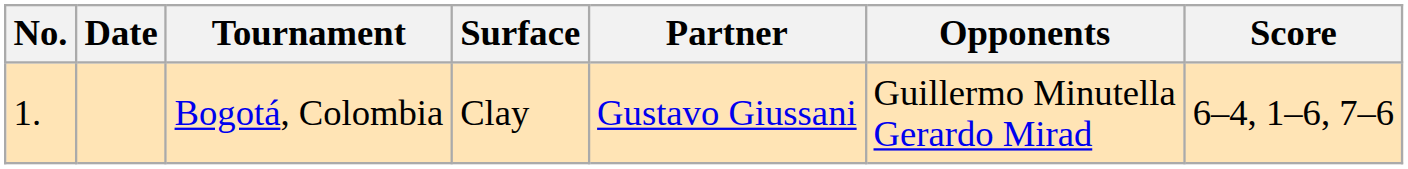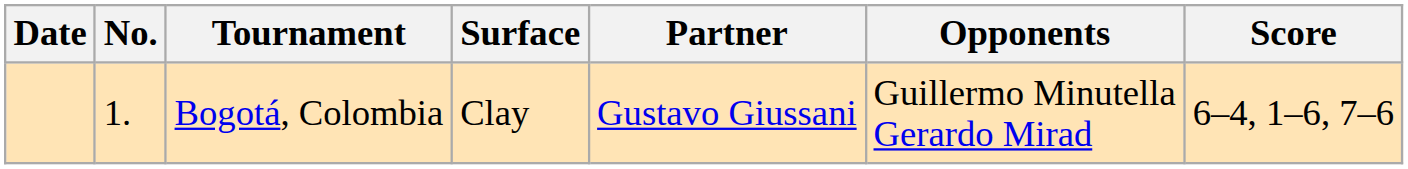columns swapped: (41, 33) <-> (121, 33)
